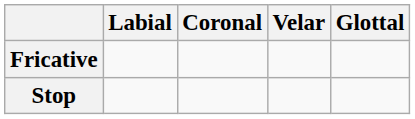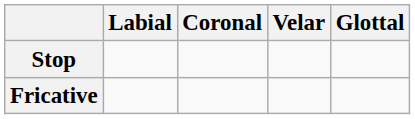rows swapped: (54, 95) <-> (54, 58)
